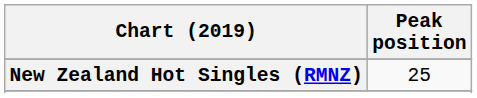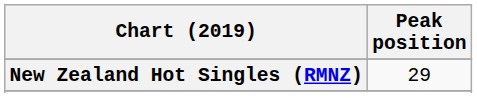(419, 75) 25 -> (419, 75) 29
